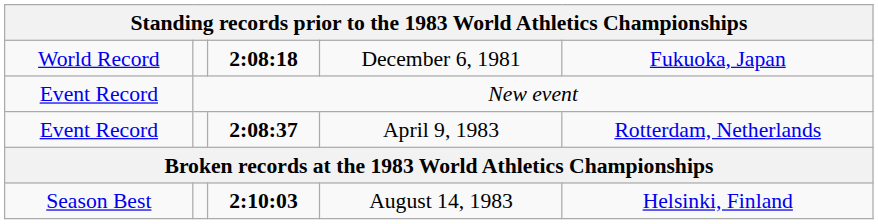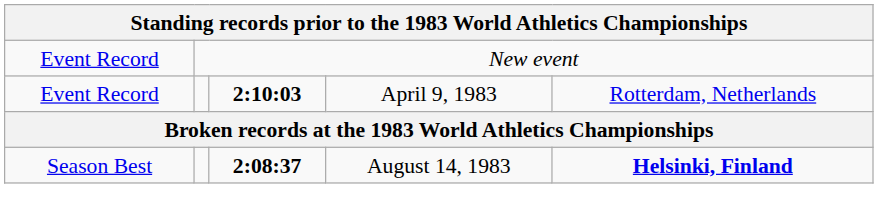- row: (441, 57)
(263, 129) 2:08:37 -> (267, 93) 2:10:03
(263, 200) 2:10:03 -> (267, 164) 2:08:37
(718, 200) normal -> (713, 164) bold
